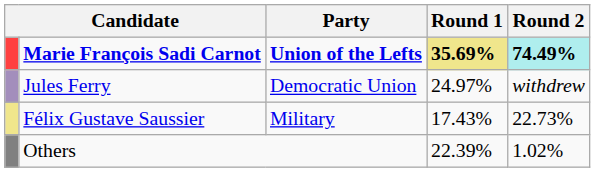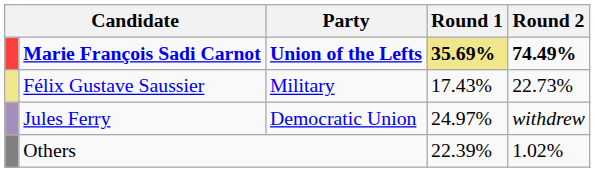(544, 53) paleturquoise background -> (544, 53) no background
rows swapped: (67, 86) <-> (114, 118)
